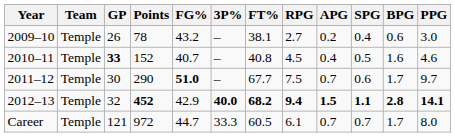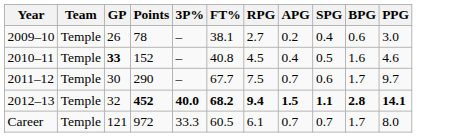- column: (192, 15)
